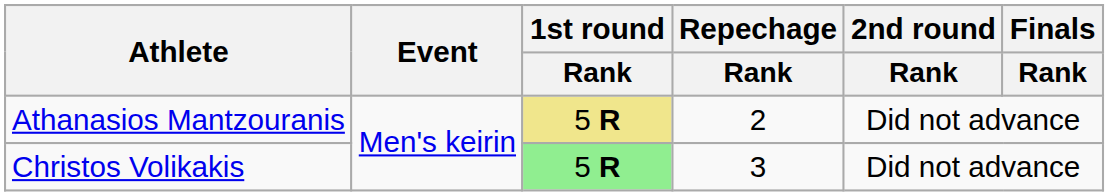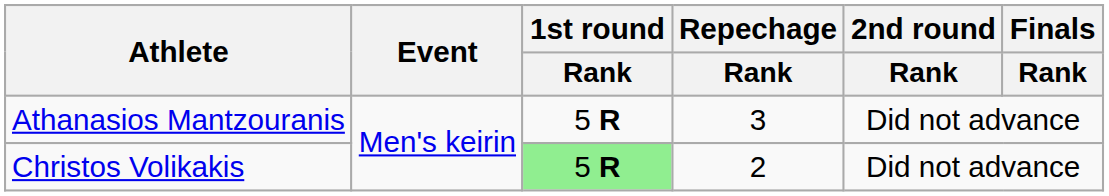(597, 120) khaki background -> (597, 120) no background
(758, 120) 2 -> (758, 120) 3
(758, 167) 3 -> (758, 167) 2
